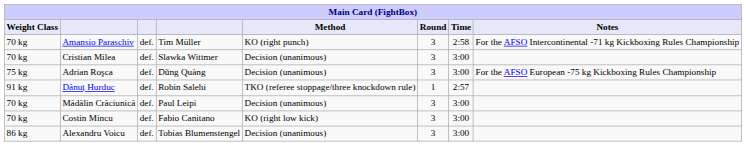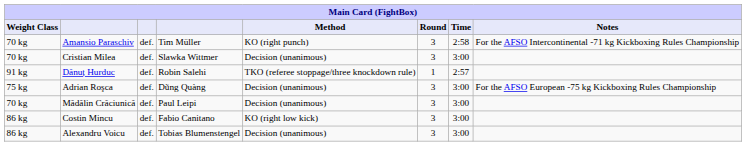rows swapped: (89, 87) <-> (88, 72)
(17, 118) 70 kg -> (17, 118) 86 kg
